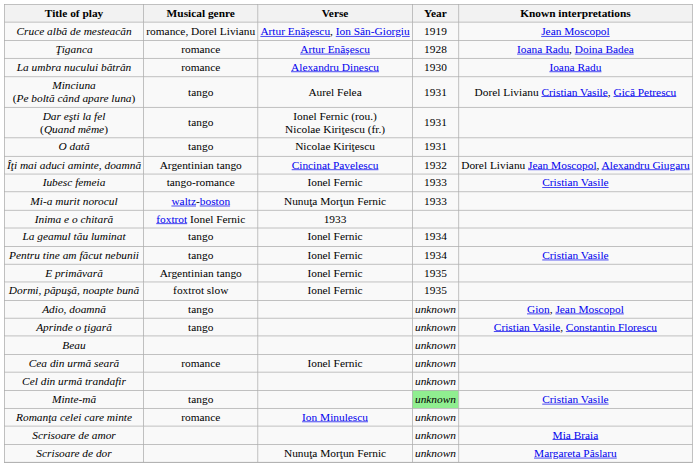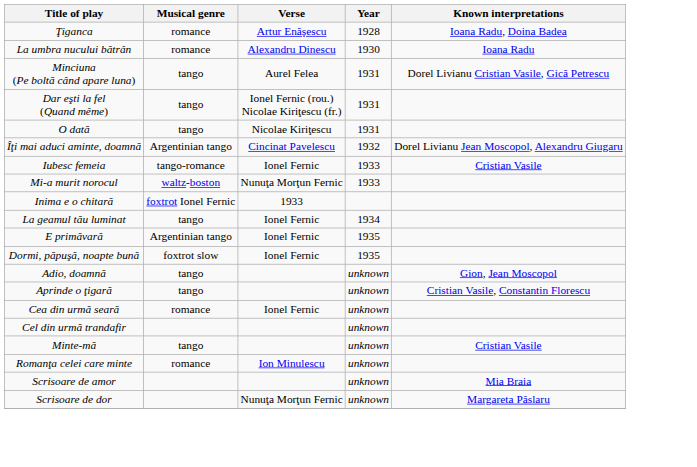- row: (74, 31)
- row: (74, 255)
- row: (74, 345)
(435, 399) lightgreen background -> (368, 345) no background
